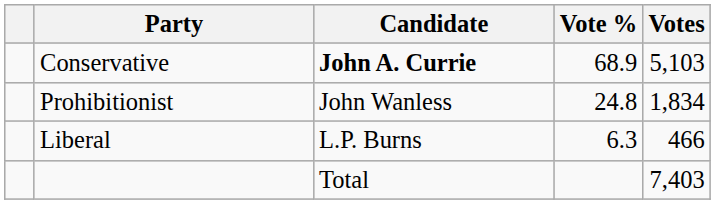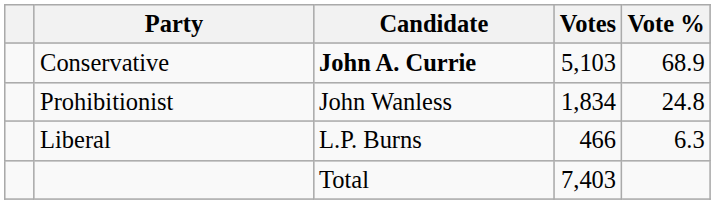columns swapped: (677, 23) <-> (599, 23)
